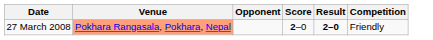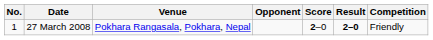+ column: (14, 12)
(153, 27) lightsalmon background -> (173, 27) no background
